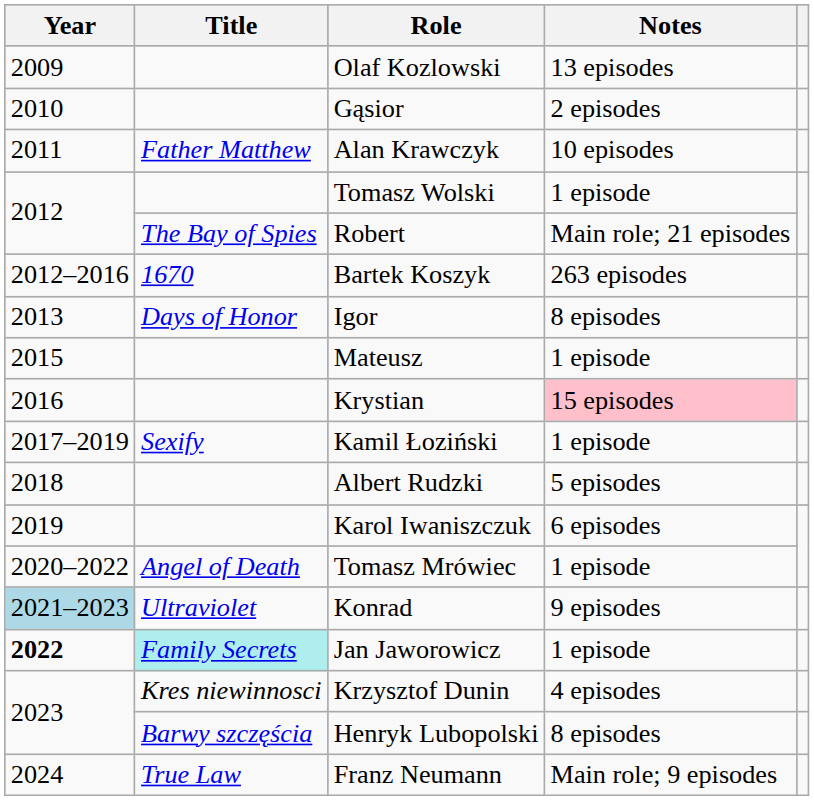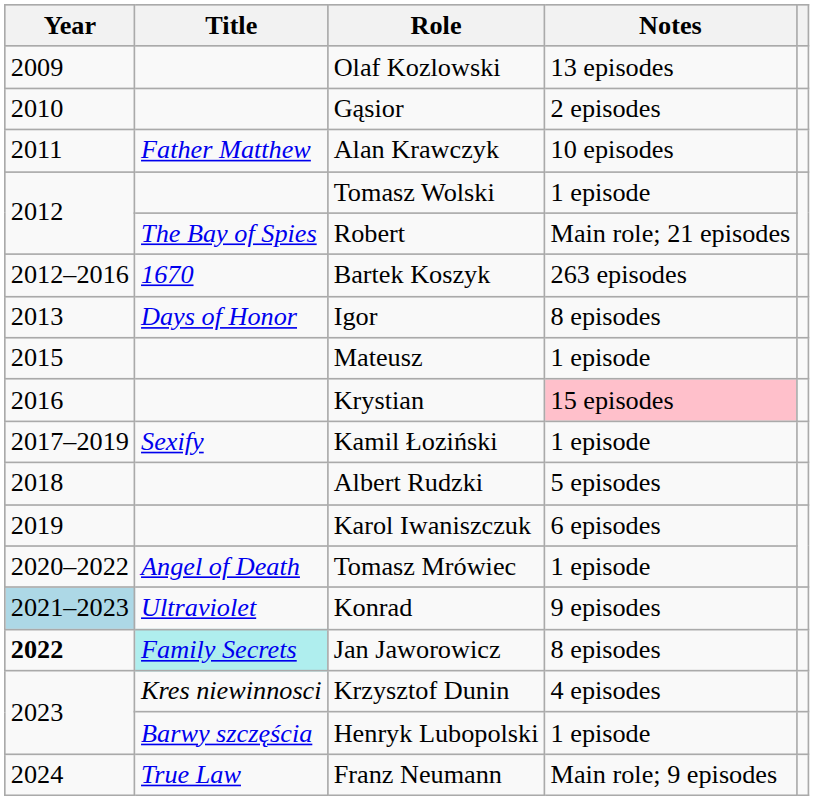(600, 649) 1 episode -> (606, 649) 8 episodes
(606, 732) 8 episodes -> (600, 732) 1 episode
